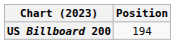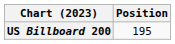(142, 31) 194 -> (142, 31) 195
